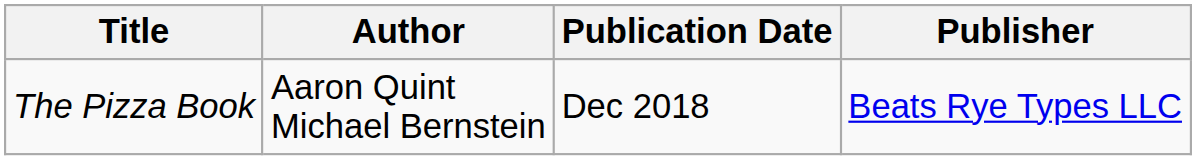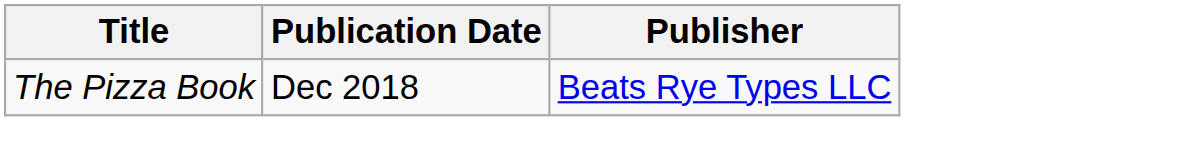- column: (408, 31)
